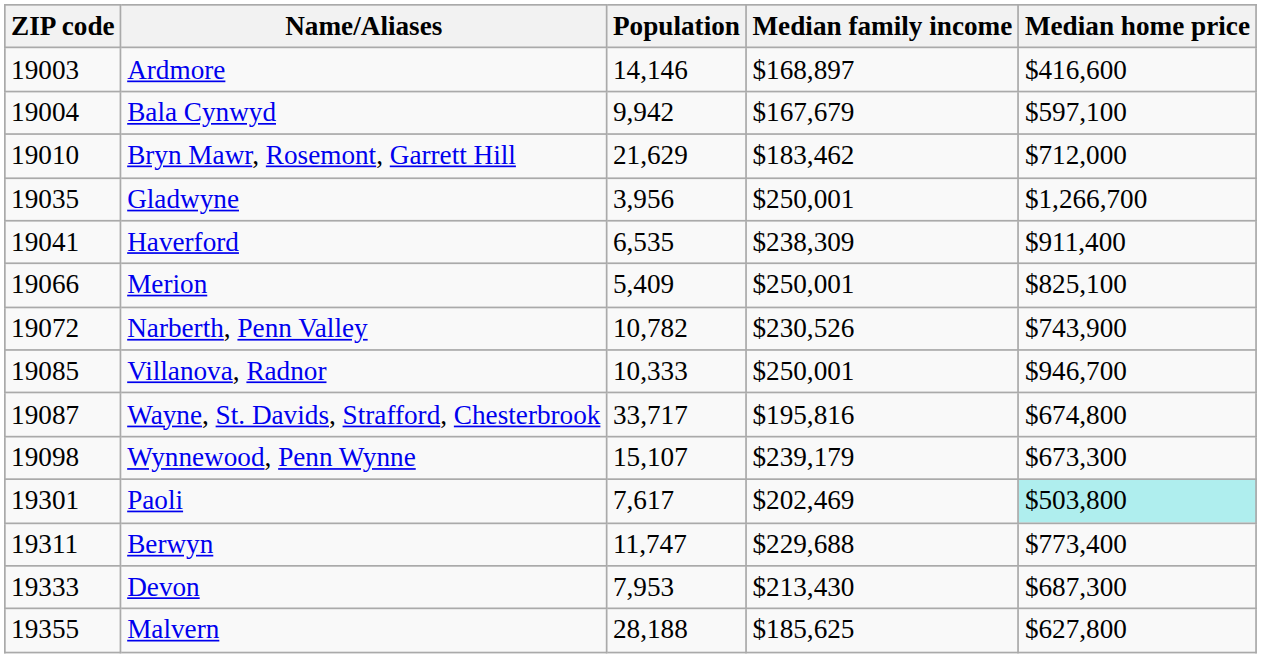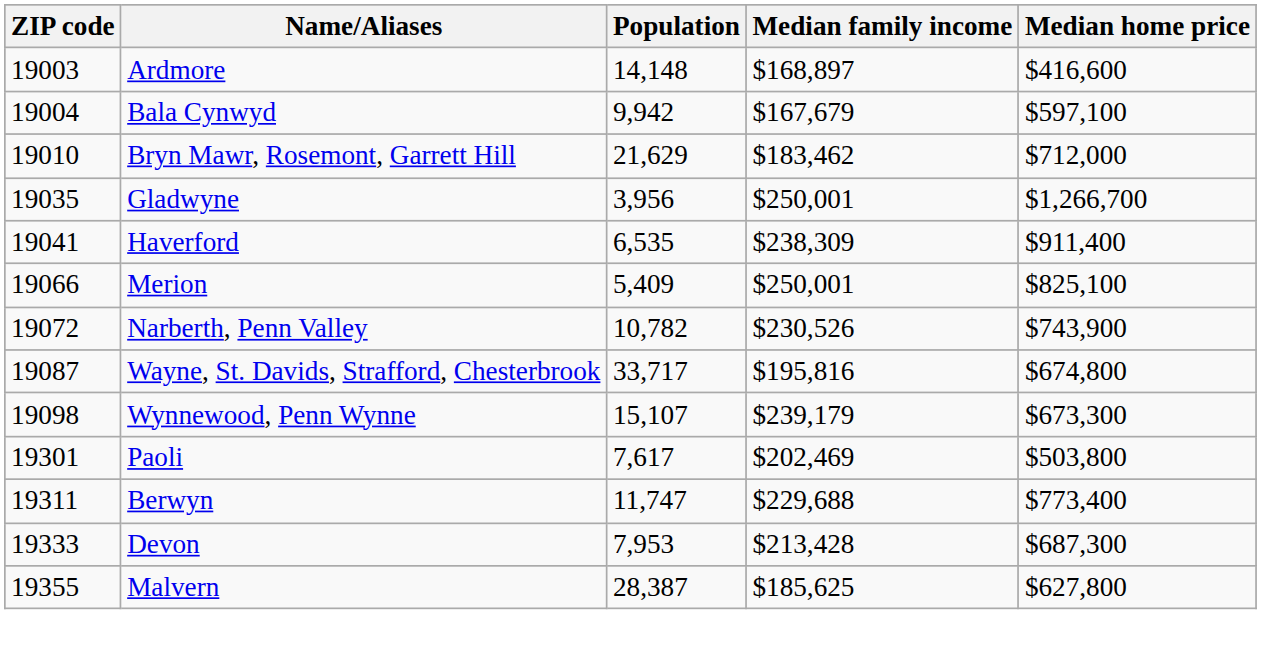(650, 69) 14,146 -> (650, 69) 14,148
- row: (227, 371)
(1076, 500) paleturquoise background -> (1076, 457) no background
(803, 586) $213,430 -> (803, 543) $213,428
(650, 629) 28,188 -> (650, 586) 28,387
